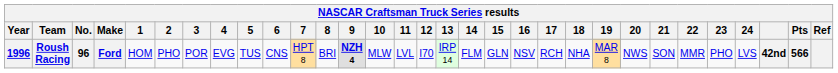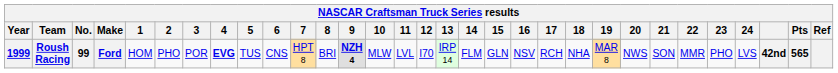(19, 54) 1996 -> (19, 54) 1999
(83, 54) 96 -> (83, 54) 99
(224, 54) normal -> (224, 54) bold
(800, 54) 566 -> (800, 54) 565
